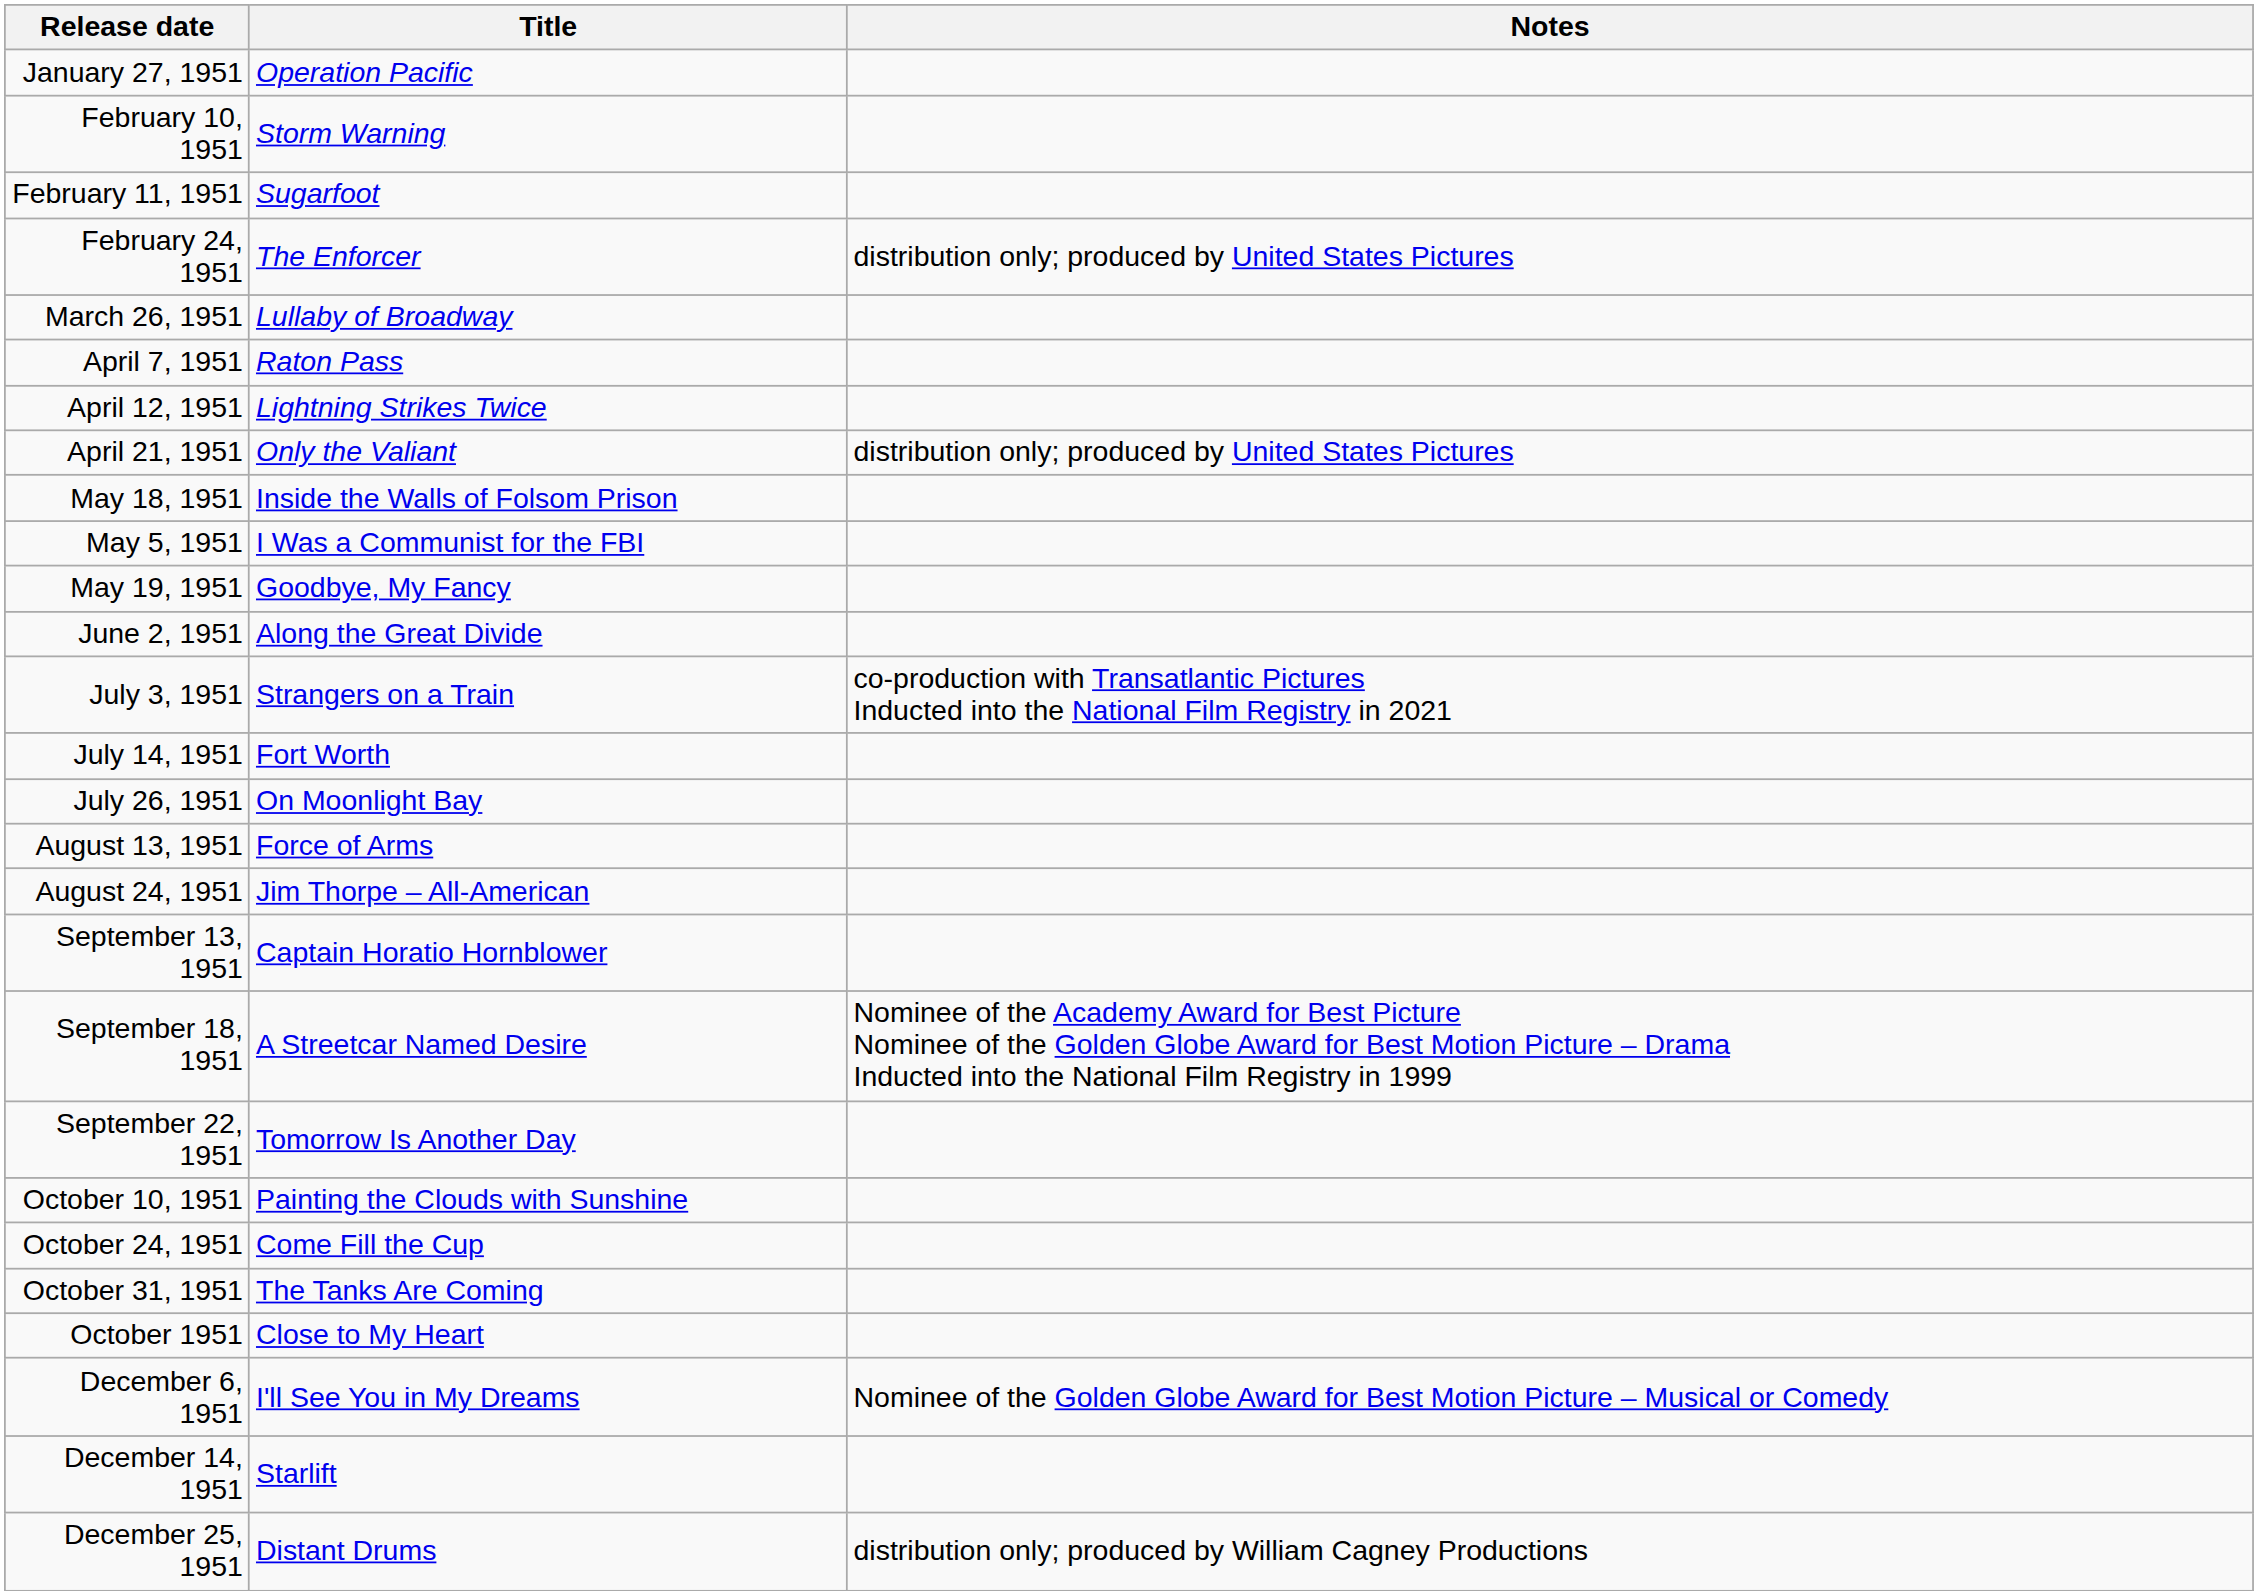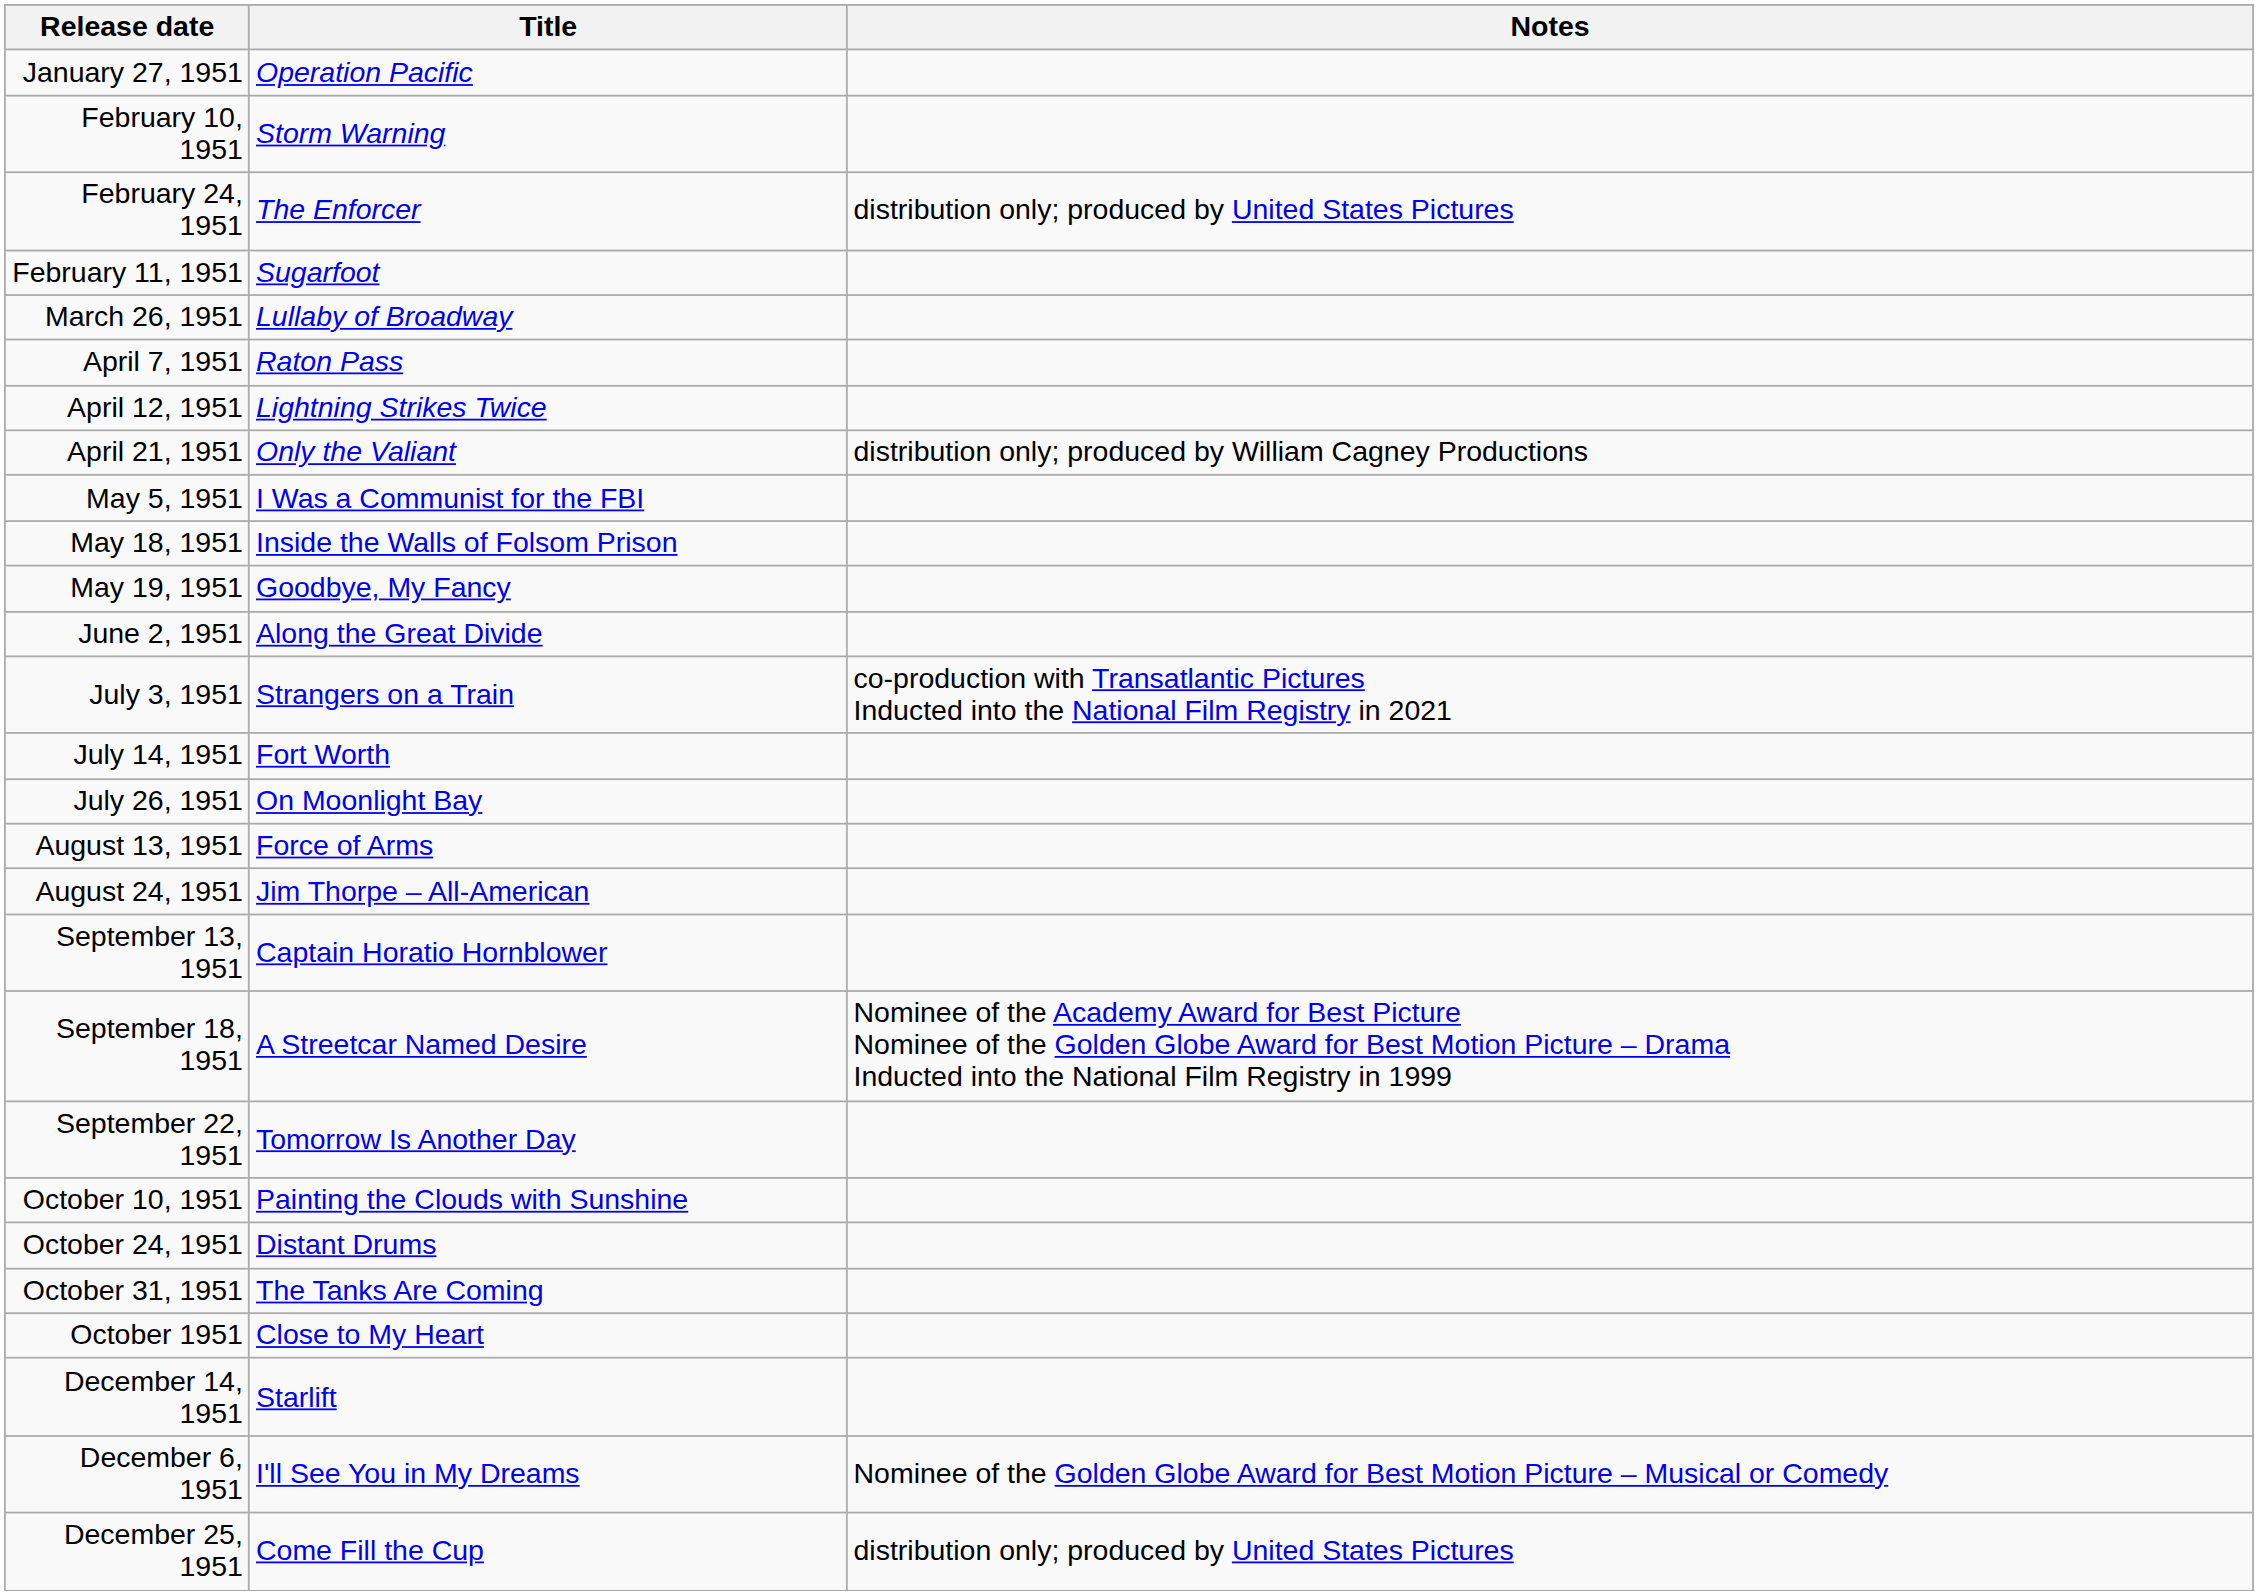rows swapped: (128, 194) <-> (162, 255)
(1184, 452) distribution only; produced by United States Pictures -> (1221, 452) distribution only; produced by William Cagney Productions
rows swapped: (164, 542) <-> (157, 497)
(370, 1245) Come Fill the Cup -> (346, 1245) Distant Drums
rows swapped: (161, 1396) <-> (153, 1473)
(346, 1550) Distant Drums -> (370, 1550) Come Fill the Cup
(1221, 1550) distribution only; produced by William Cagney Productions -> (1184, 1550) distribution only; produced by United States Pictures
